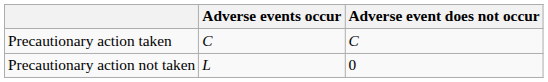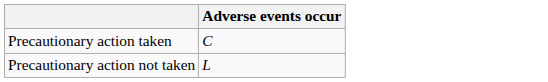- column: (444, 16)
